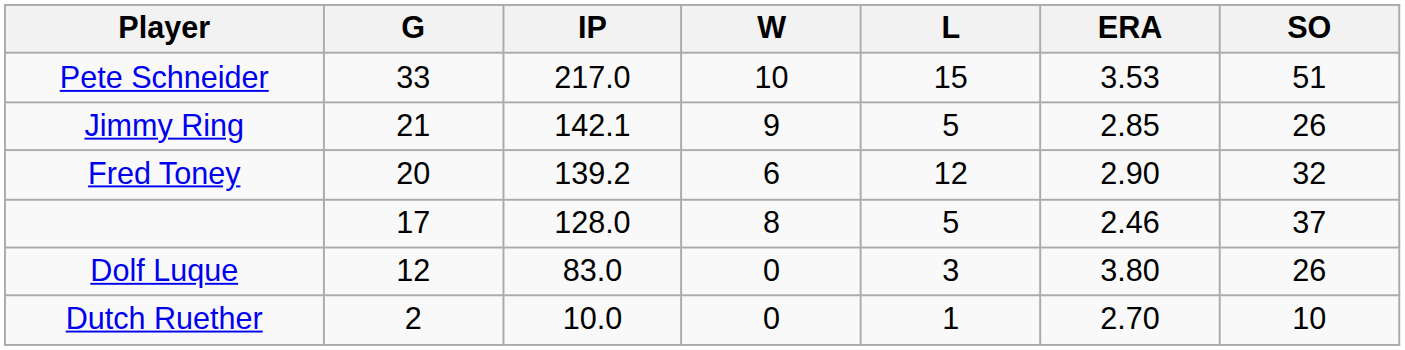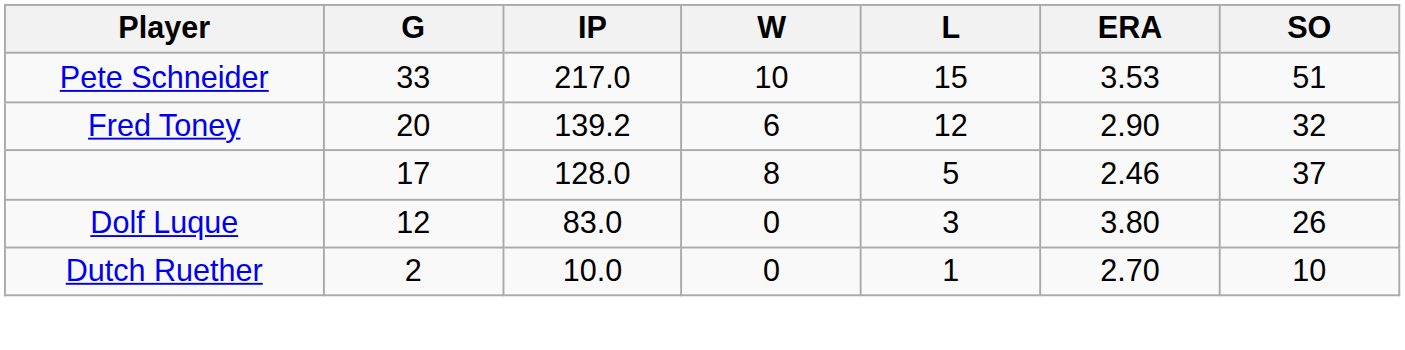- row: (164, 125)
